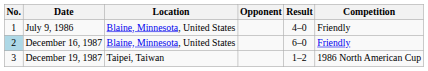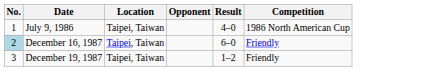(171, 27) Blaine, Minnesota, United States -> (135, 27) Taipei, Taiwan
(334, 27) Friendly -> (298, 27) 1986 North American Cup
(171, 43) Blaine, Minnesota, United States -> (135, 43) Taipei, Taiwan
(369, 58) 1986 North American Cup -> (263, 58) Friendly
